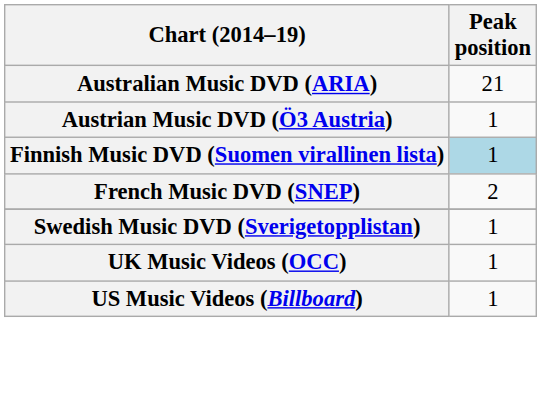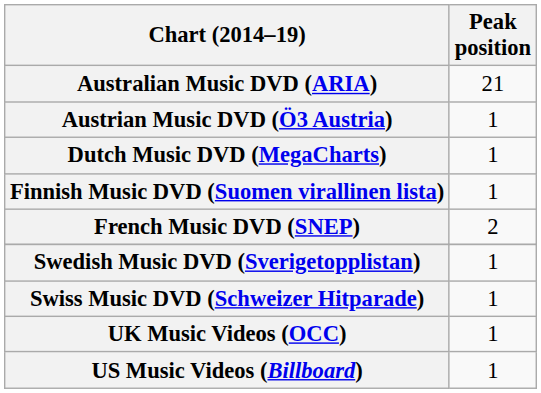+ row: (227, 155)
(493, 155) lightblue background -> (493, 190) no background
+ row: (227, 298)
